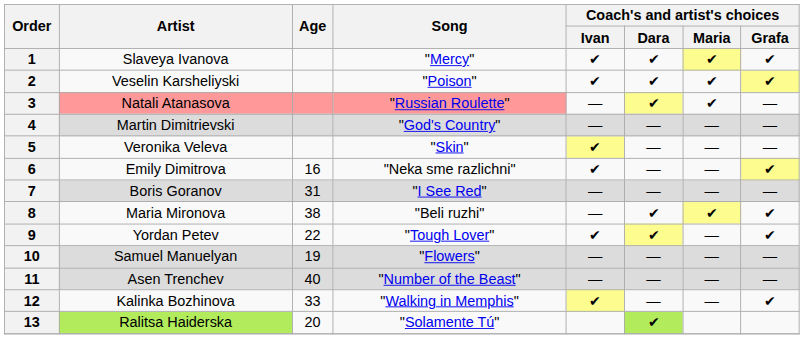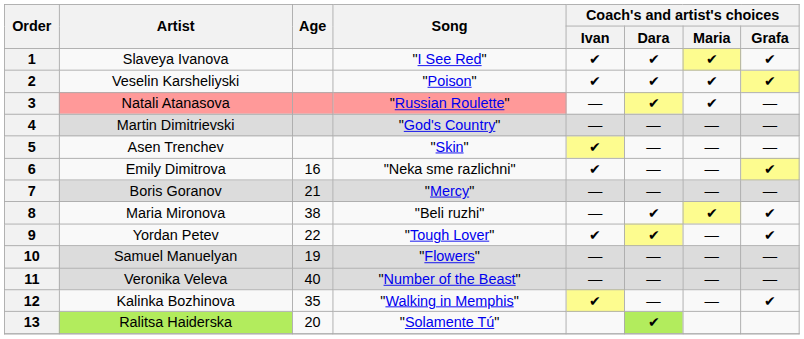(450, 59) "Mercy" -> (450, 59) "I See Red"
(176, 147) Veronika Veleva -> (176, 147) Asen Trenchev
(313, 191) 31 -> (313, 191) 21
(450, 191) "I See Red" -> (450, 191) "Mercy"
(176, 279) Asen Trenchev -> (176, 279) Veronika Veleva
(313, 301) 33 -> (313, 301) 35
